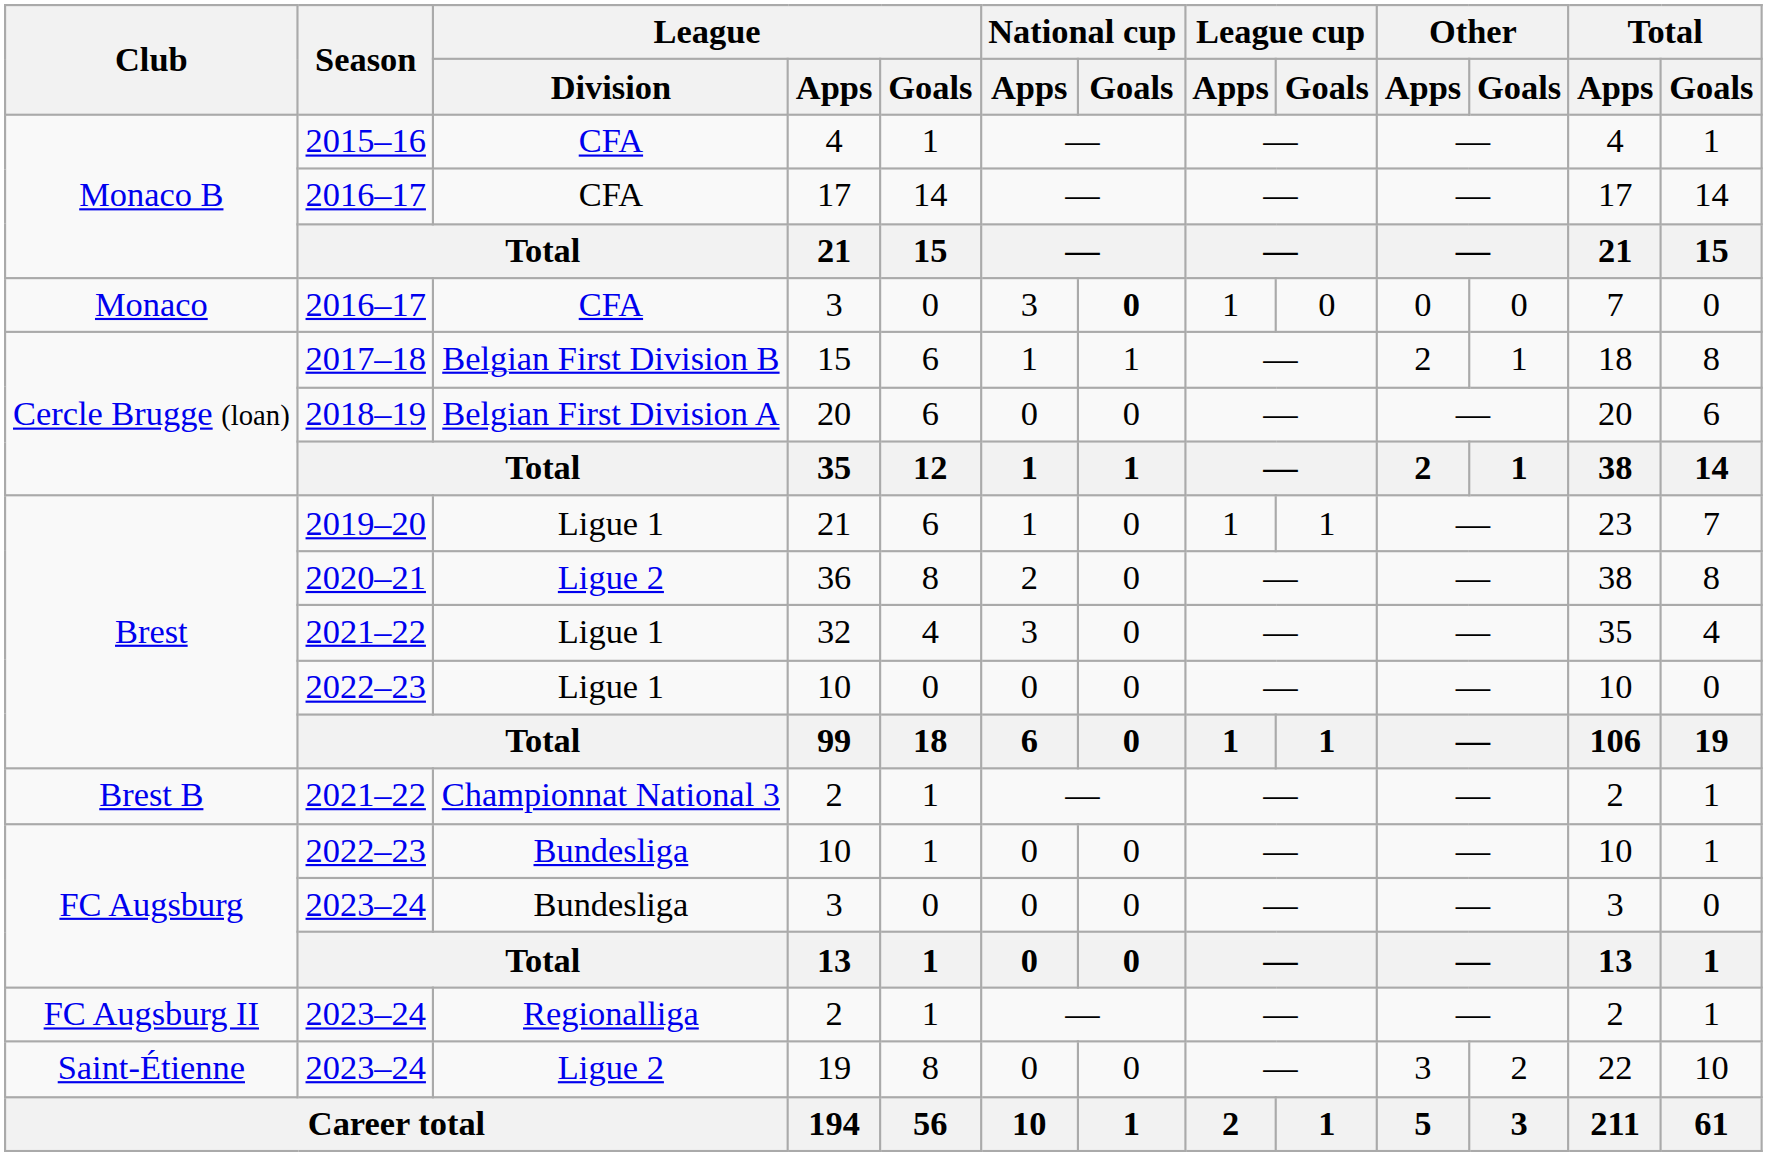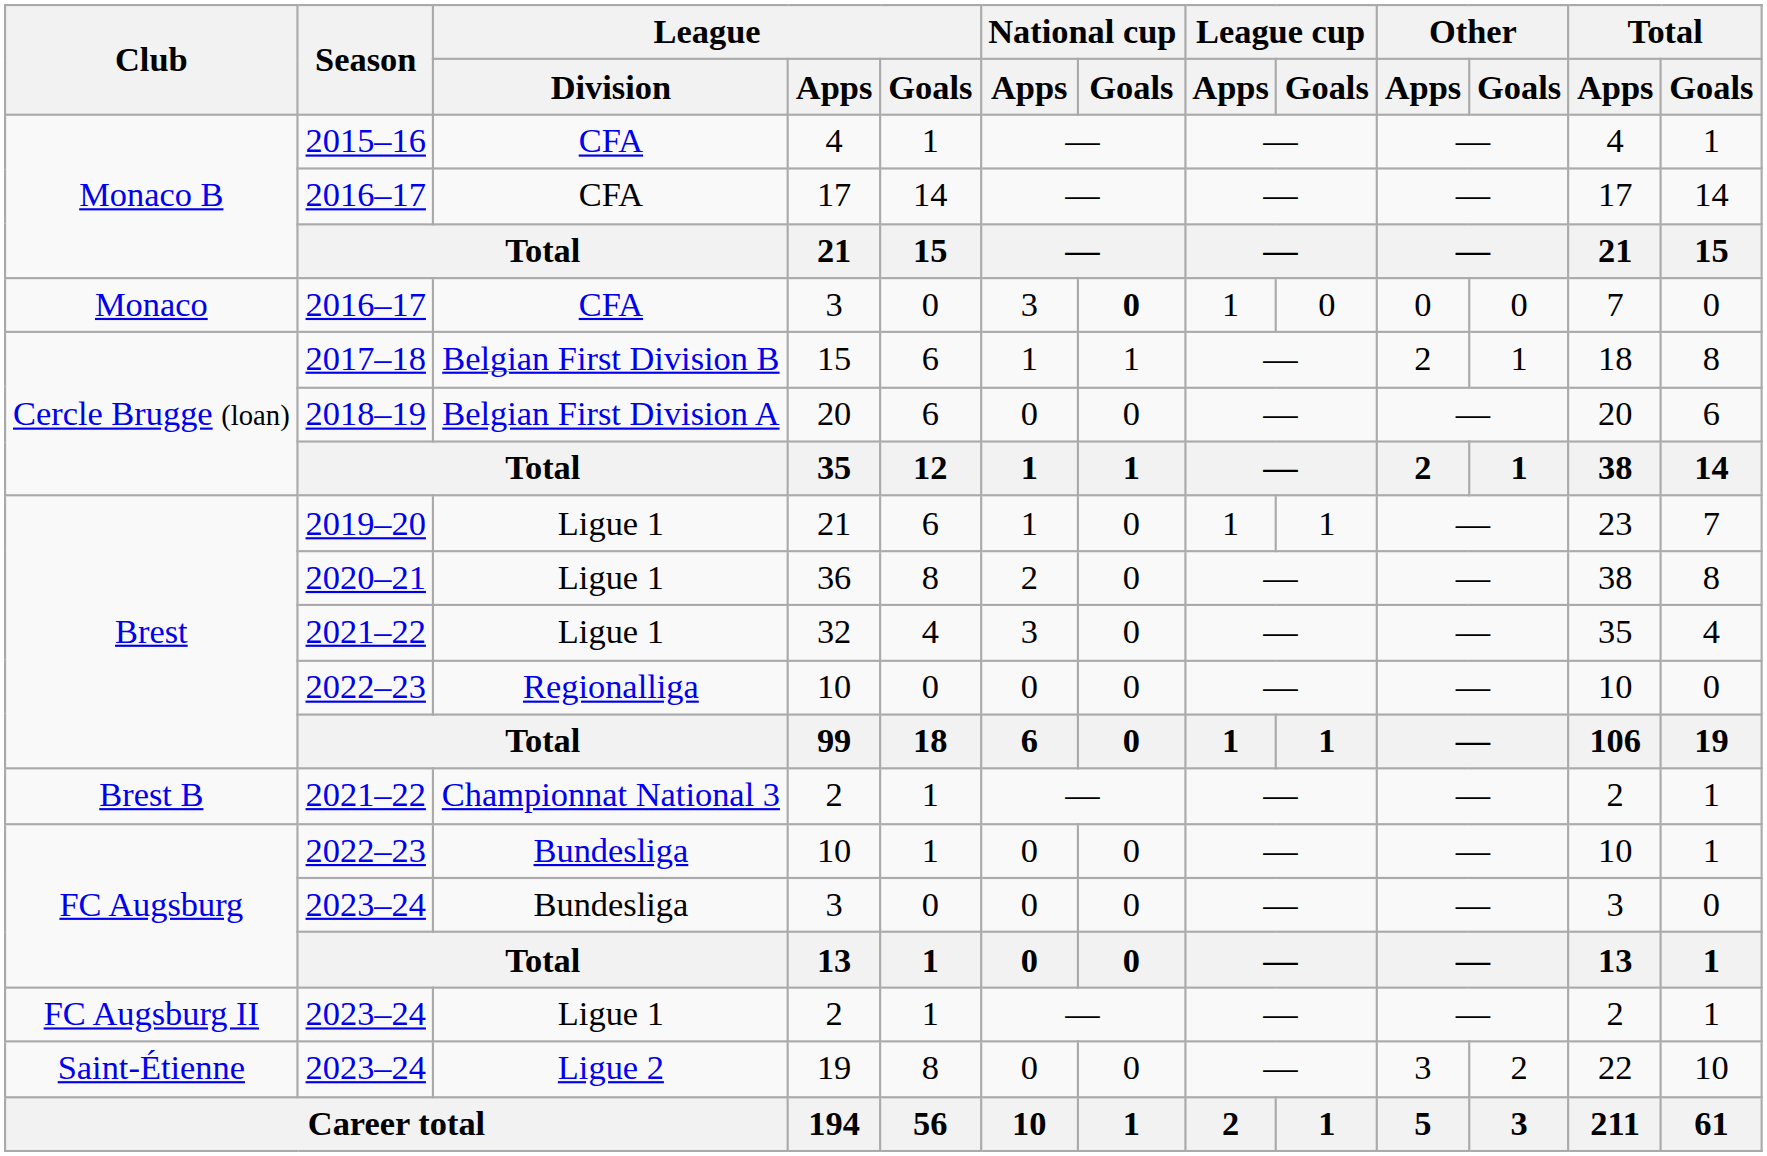(611, 577) Ligue 2 -> (611, 577) Ligue 1
(611, 686) Ligue 1 -> (611, 686) Regionalliga
(611, 1013) Regionalliga -> (611, 1013) Ligue 1
